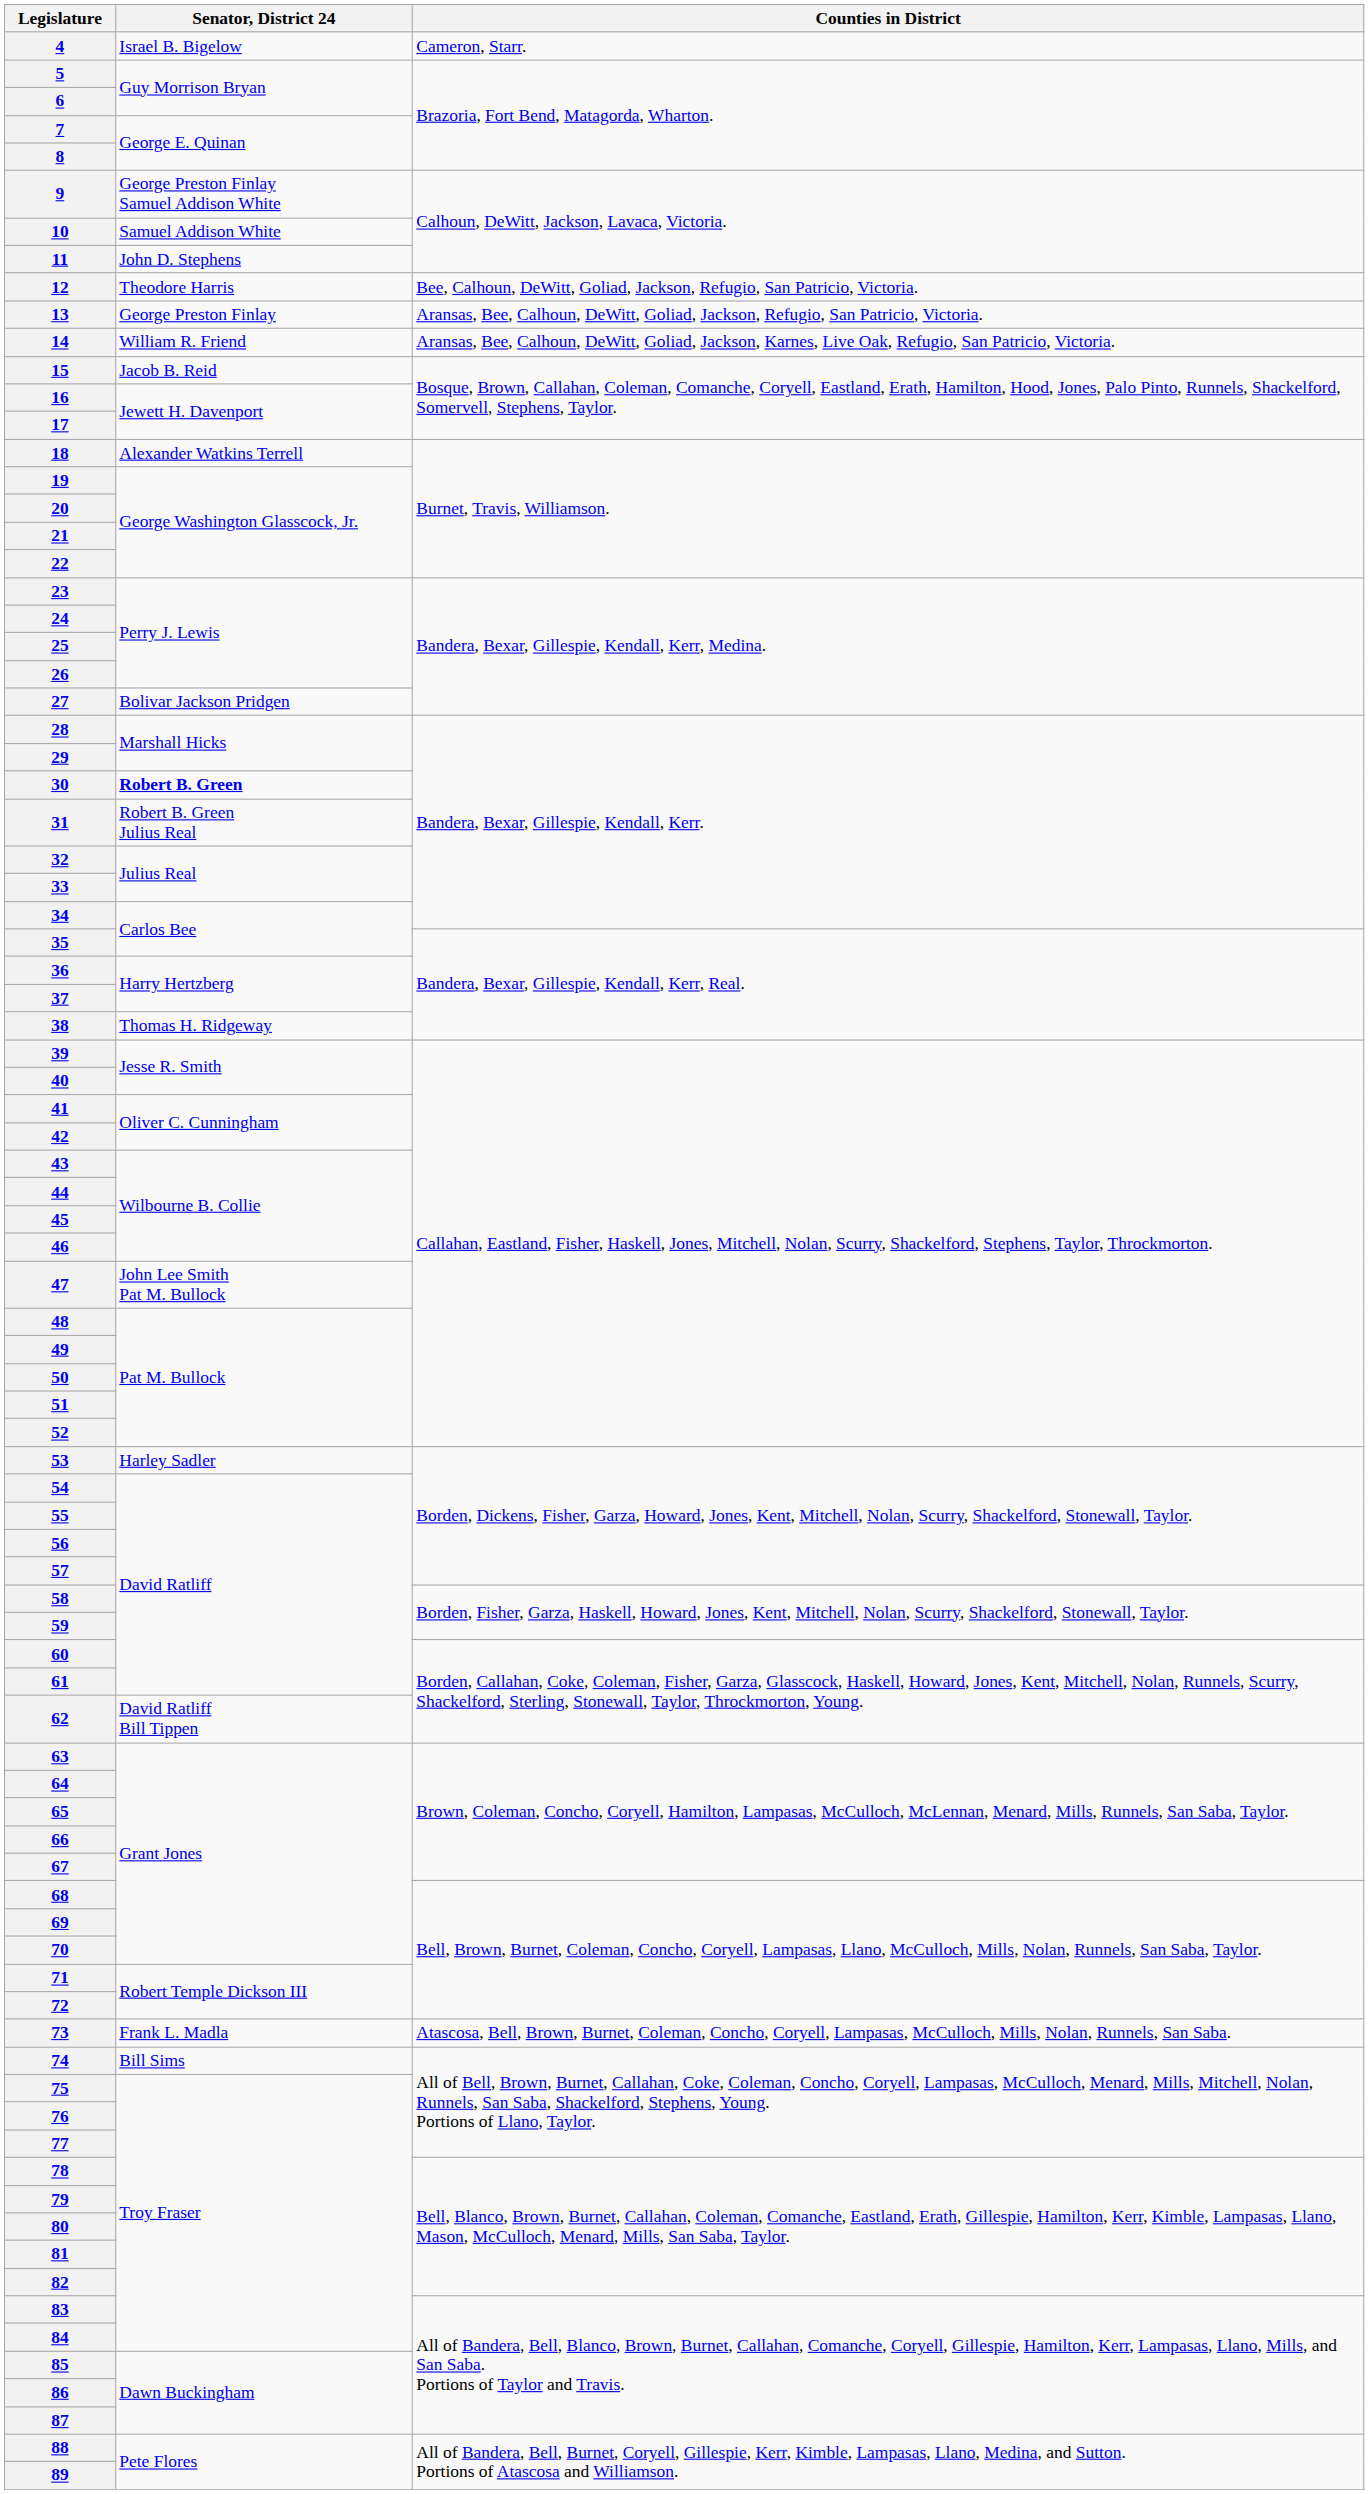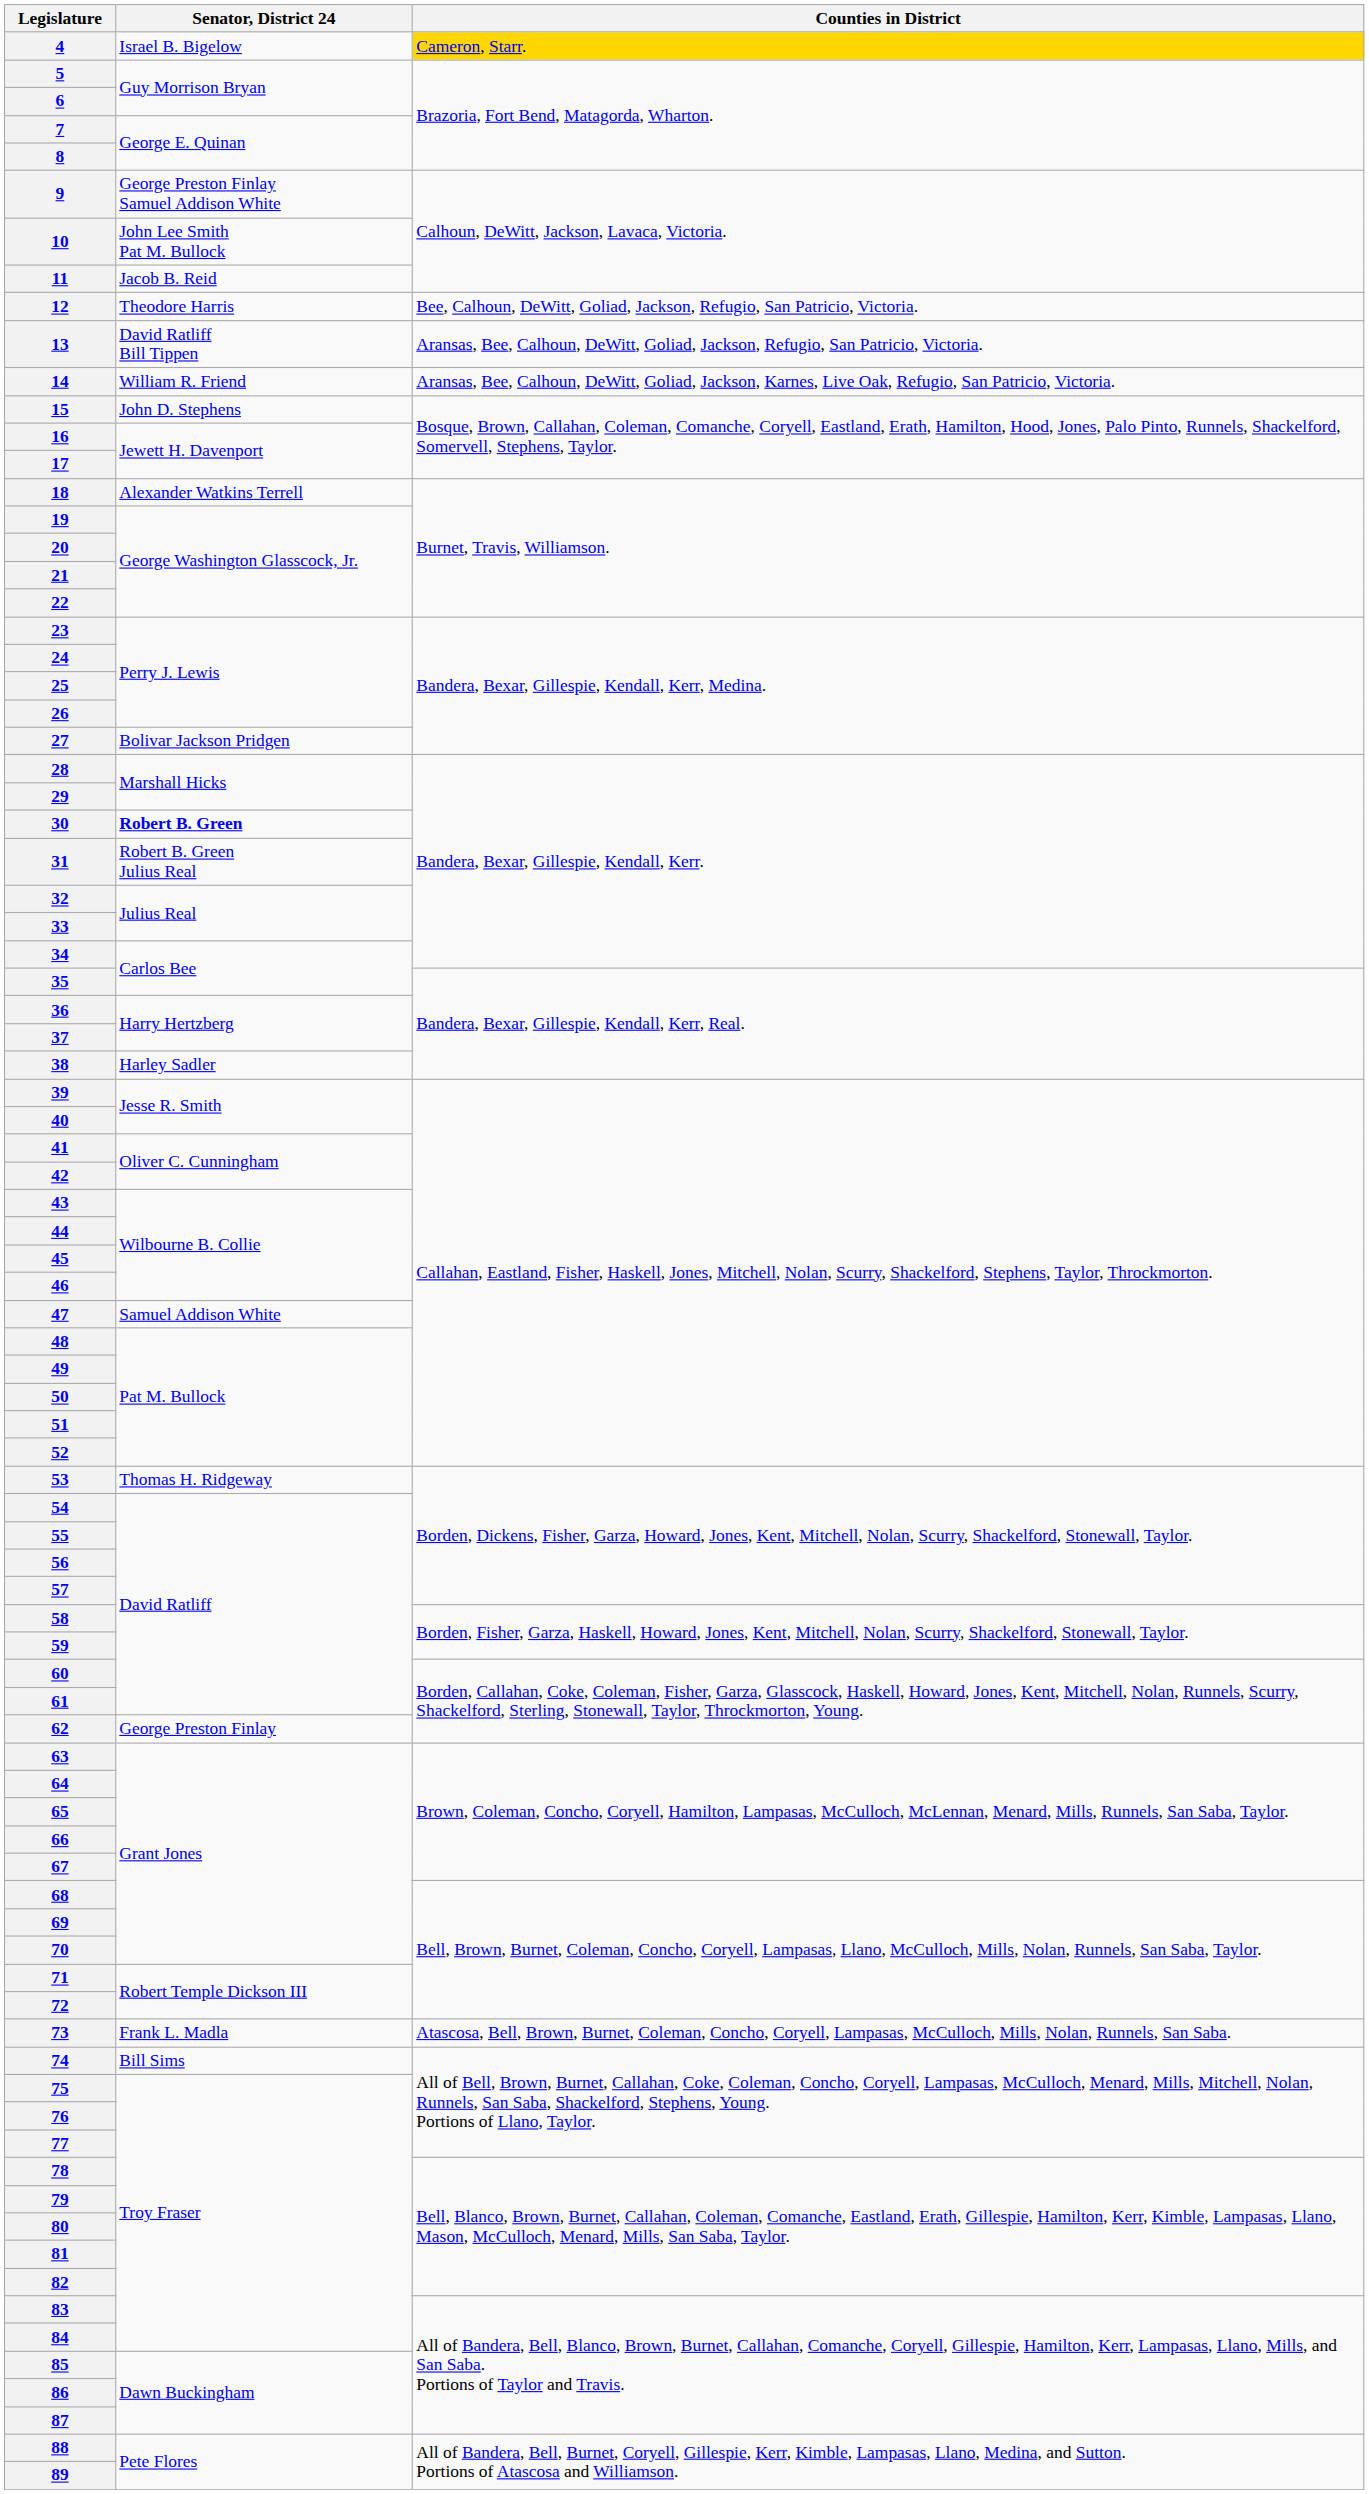(471, 45) no background -> (471, 45) gold background
(200, 231) Samuel Addison White -> (174, 241) John Lee Smith Pat M. Bullock
(180, 259) John D. Stephens -> (168, 278) Jacob B. Reid
(198, 314) George Preston Finlay -> (165, 343) David Ratliff Bill Tippen
(168, 369) Jacob B. Reid -> (180, 409) John D. Stephens
(196, 1025) Thomas H. Ridgeway -> (168, 1064) Harley Sadler
(174, 1284) John Lee Smith Pat M. Bullock -> (200, 1313) Samuel Addison White
(168, 1460) Harley Sadler -> (196, 1479) Thomas H. Ridgeway
(165, 1718) David Ratliff Bill Tippen -> (198, 1728) George Preston Finlay
